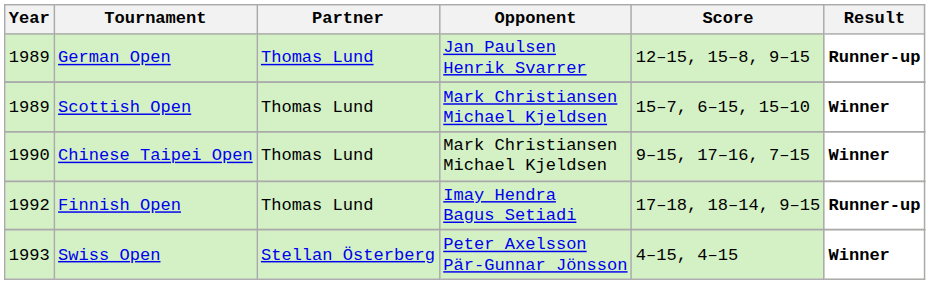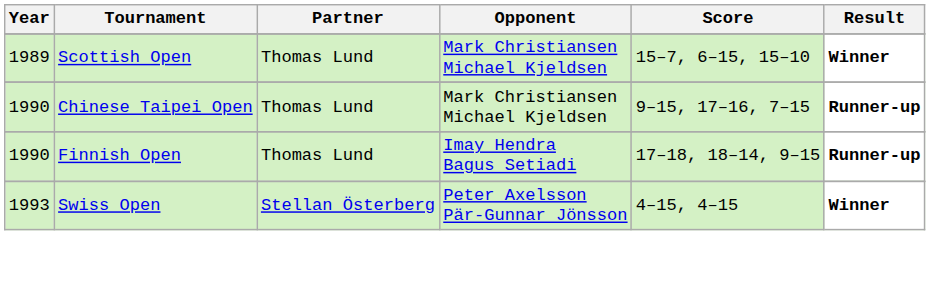- row: (114, 58)
(859, 156) Winner -> (875, 107) Runner-up
(29, 205) 1992 -> (29, 156) 1990
